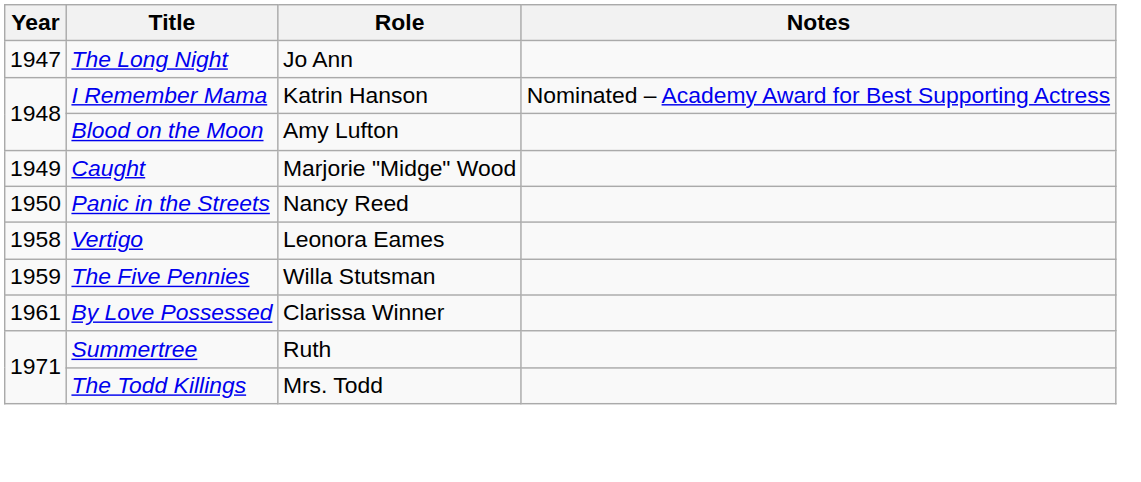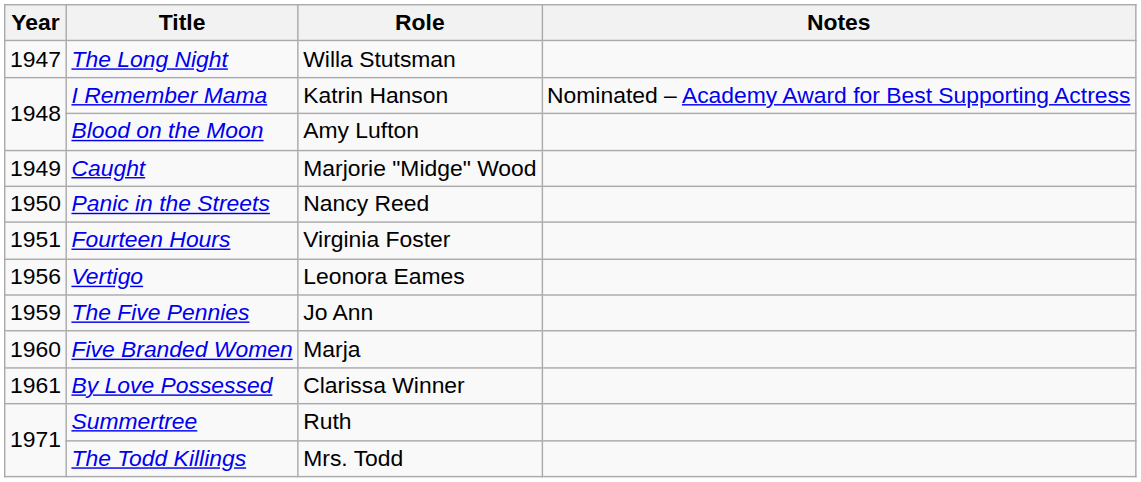(318, 58) Jo Ann -> (380, 58) Willa Stutsman
+ row: (151, 240)
(35, 240) 1958 -> (35, 276) 1956
(359, 276) Willa Stutsman -> (338, 312) Jo Ann
+ row: (182, 349)
